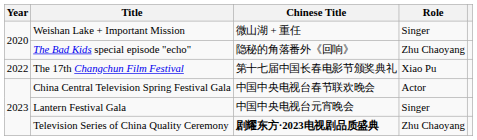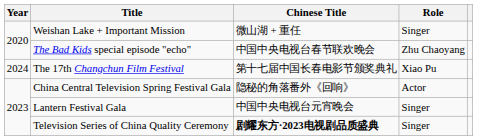(295, 49) 隐秘的角落番外《回响》 -> (305, 49) 中国中央电视台春节联欢晚会
(18, 69) 2022 -> (18, 69) 2024
(305, 87) 中国中央电视台春节联欢晚会 -> (295, 87) 隐秘的角落番外《回响》
(433, 126) Zhu Chaoyang -> (416, 126) Singer
